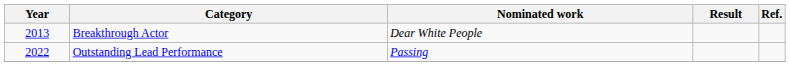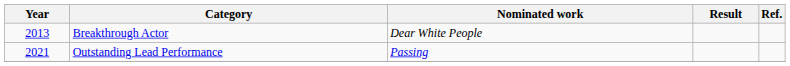(37, 52) 2022 -> (37, 52) 2021
